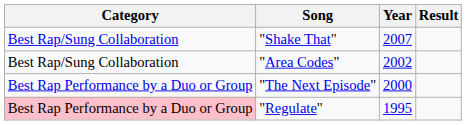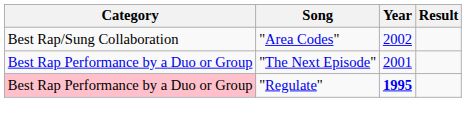- row: (298, 39)
(397, 85) 2000 -> (397, 62) 2001
(397, 108) normal -> (397, 85) bold
